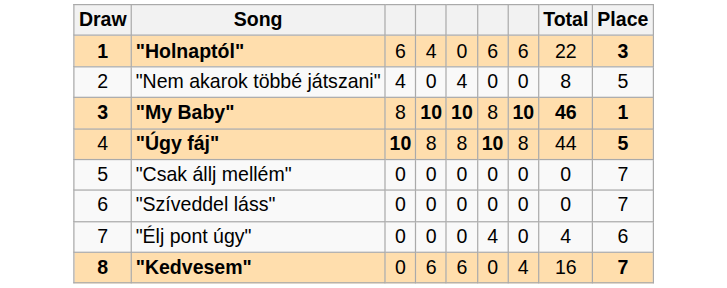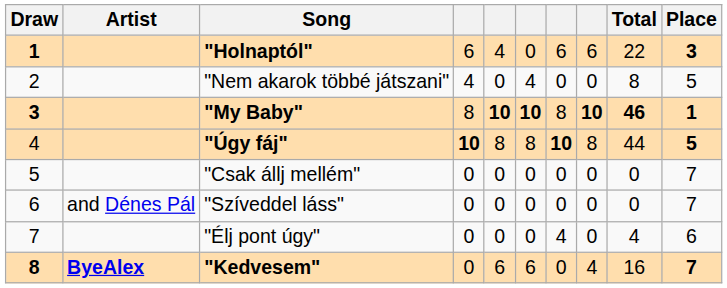+ column: (131, 19)
